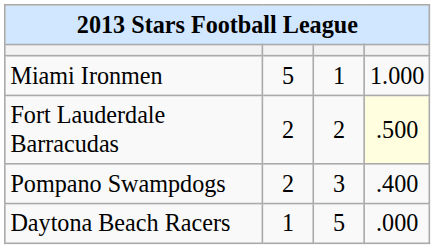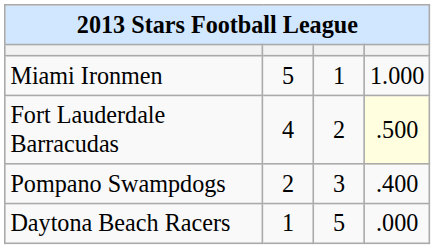(288, 129) 2 -> (288, 129) 4
